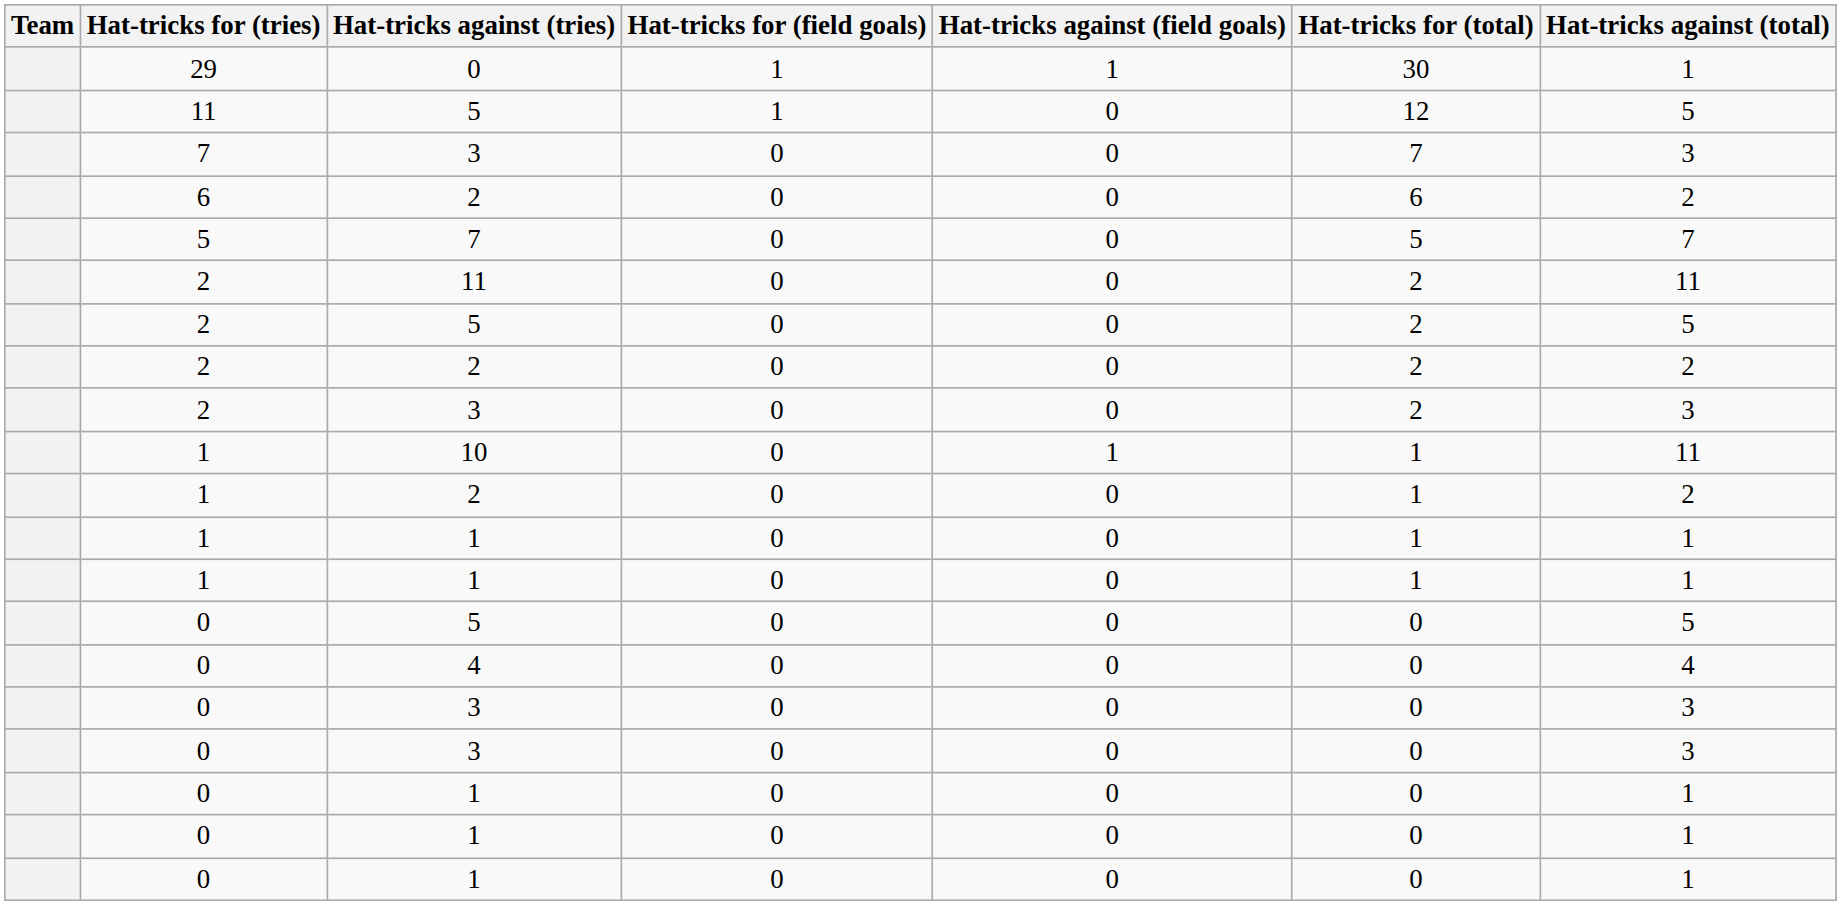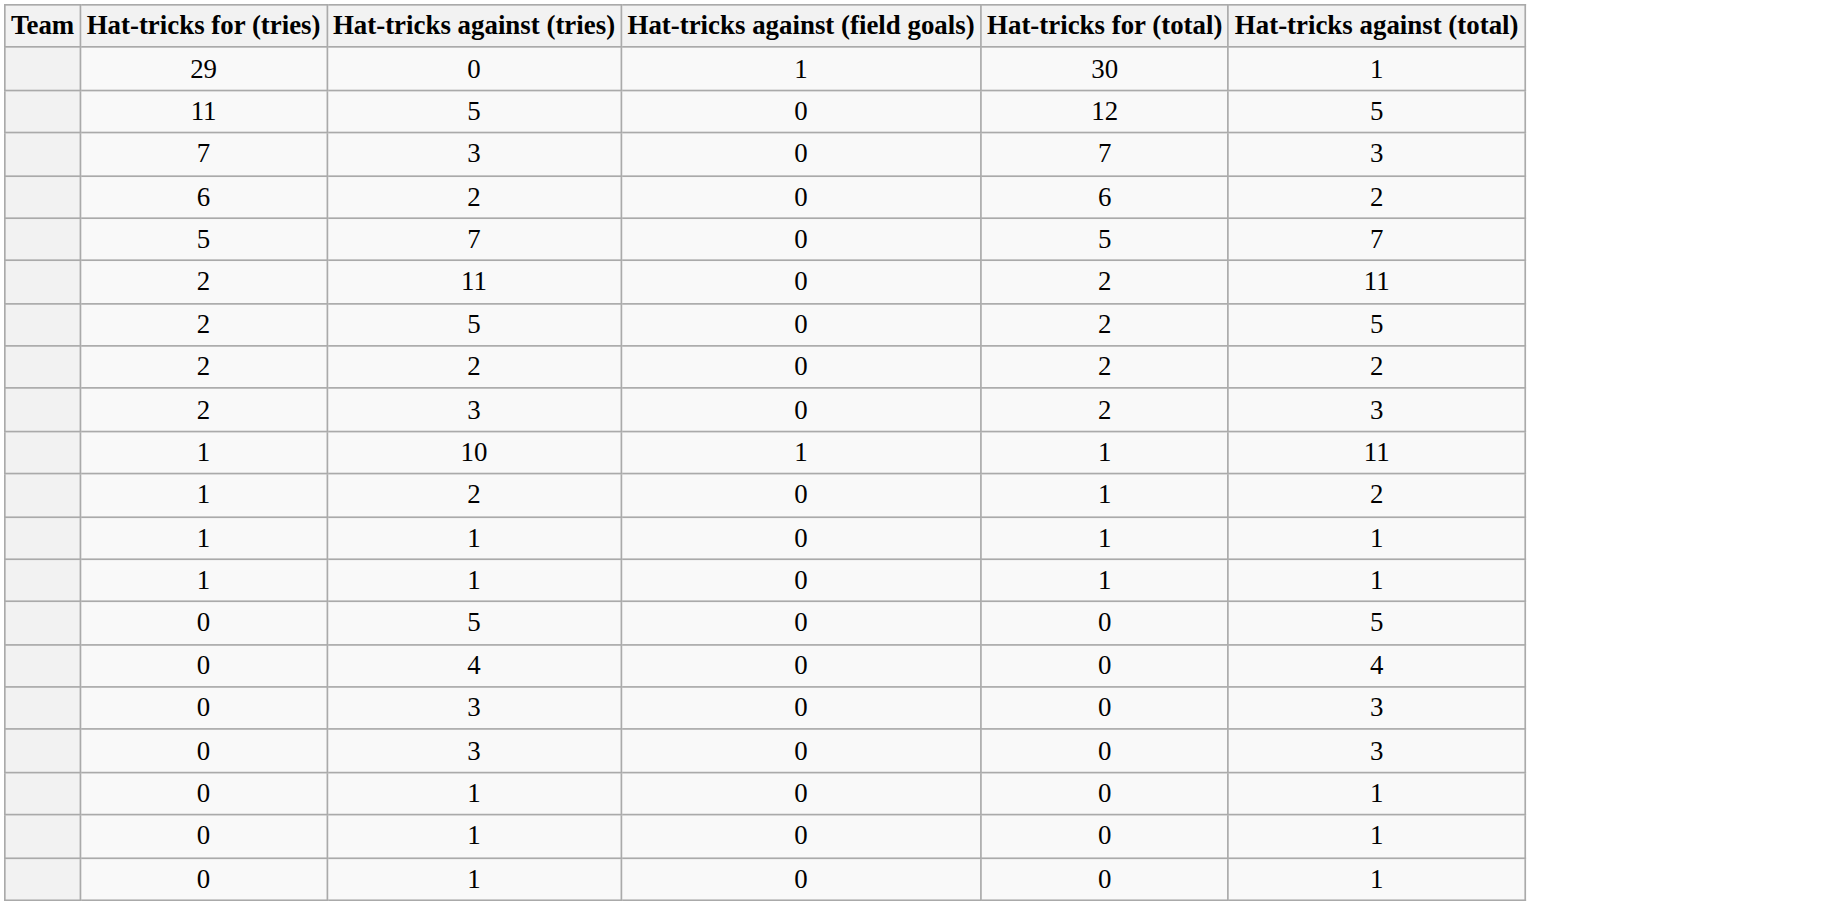- column: (777, 25)
